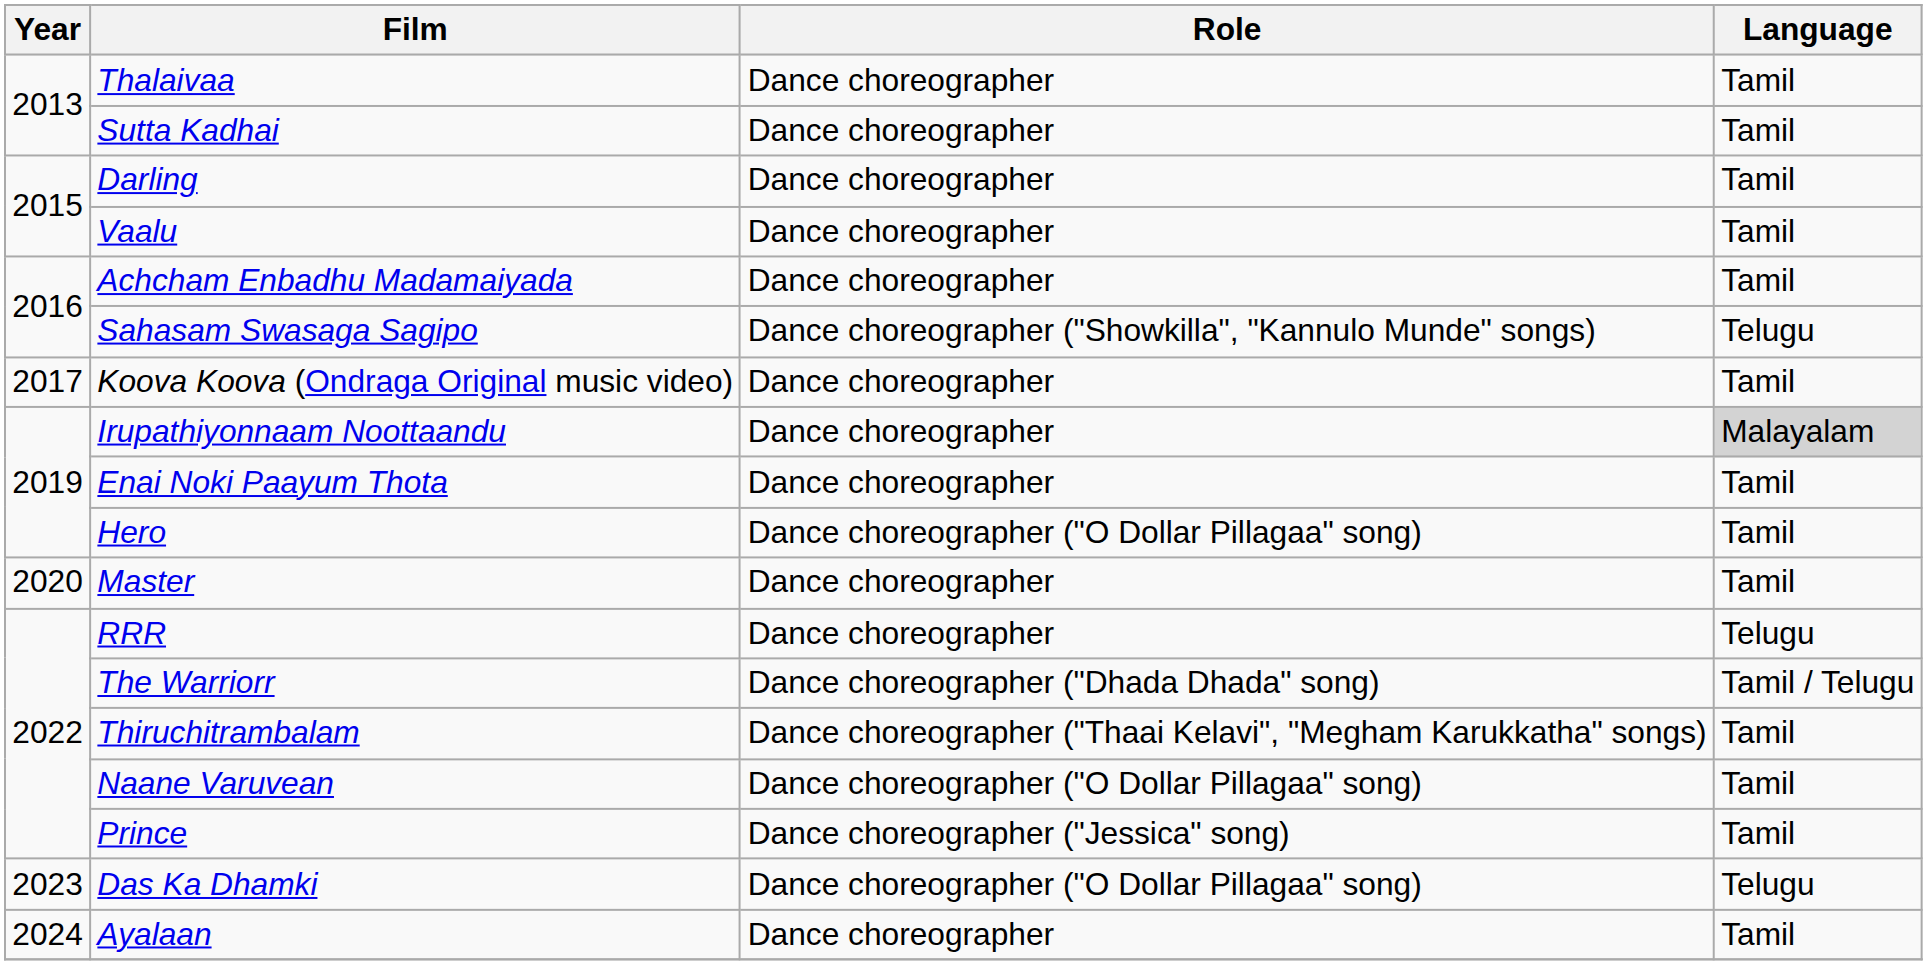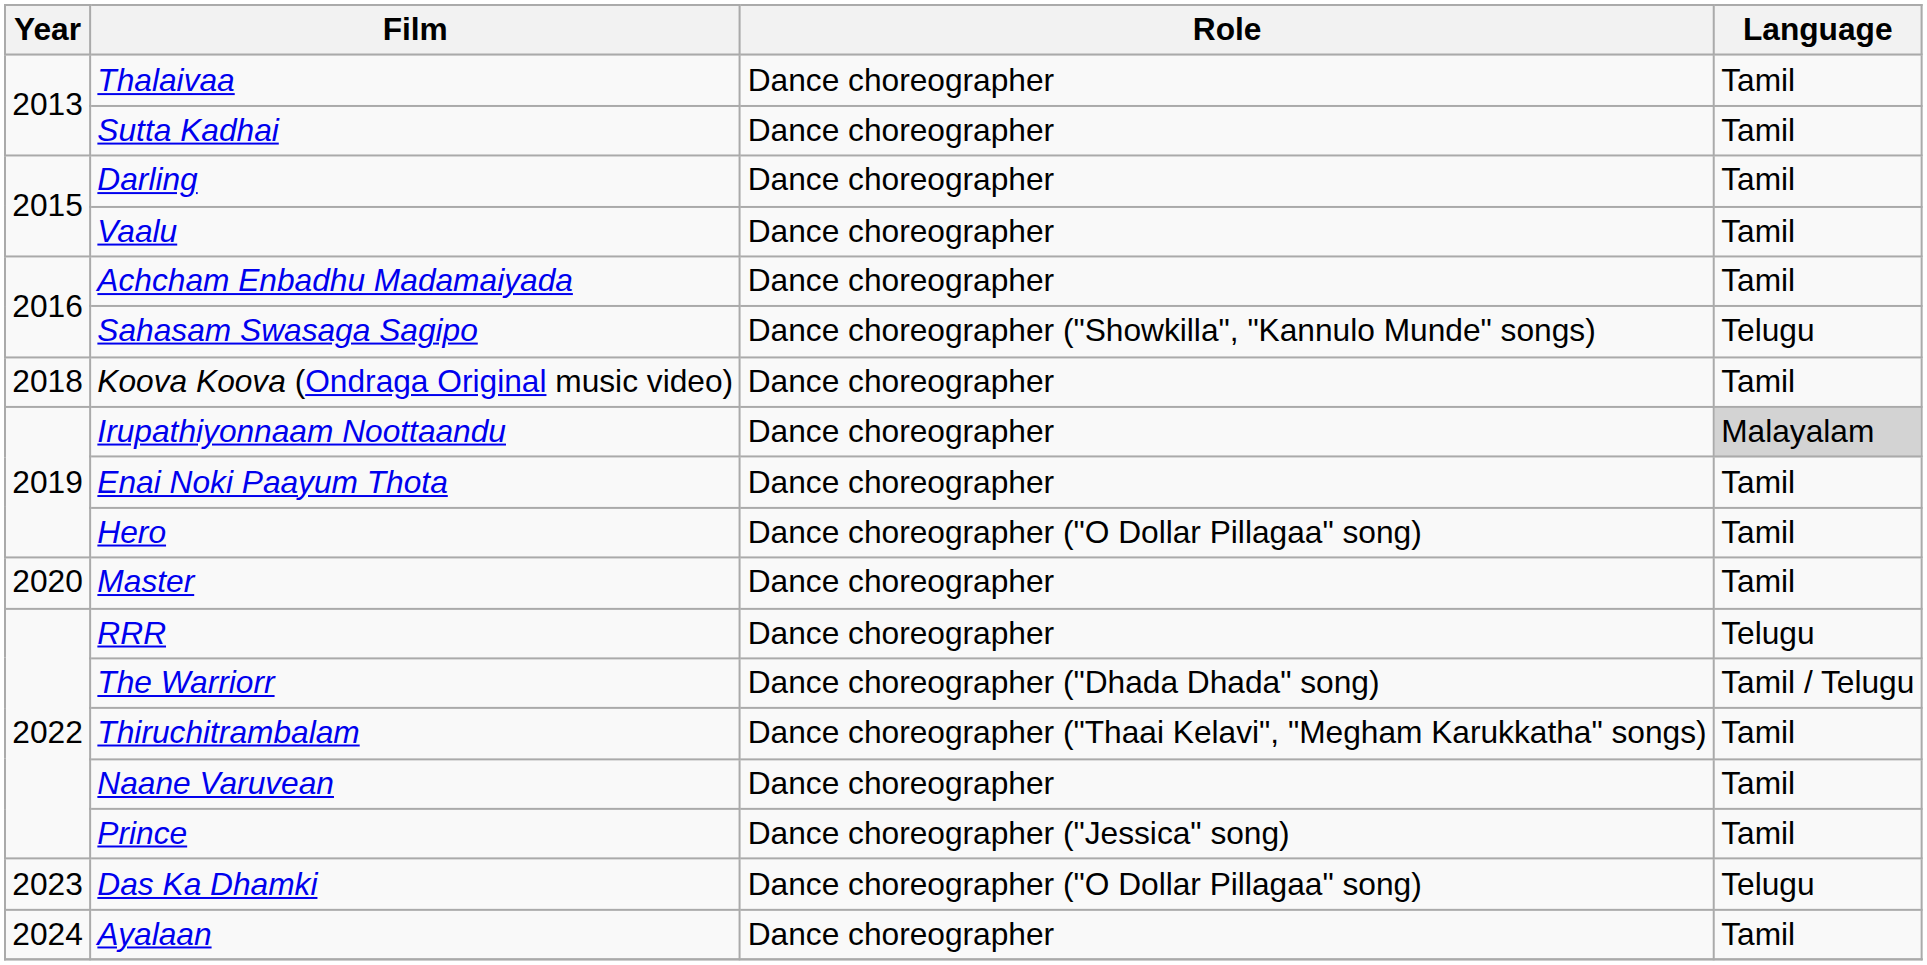(48, 381) 2017 -> (48, 381) 2018
(1085, 783) Dance choreographer ("O Dollar Pillagaa" song) -> (901, 783) Dance choreographer
